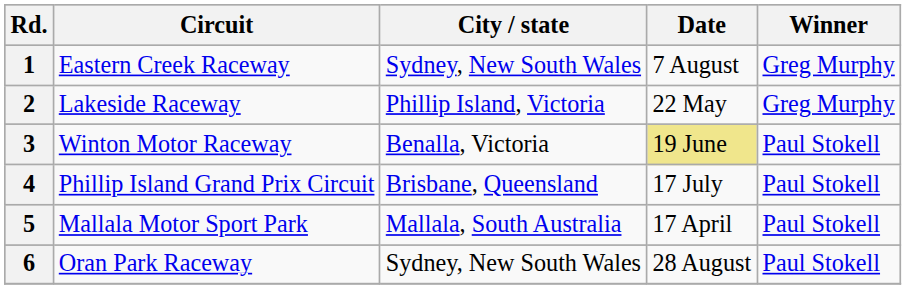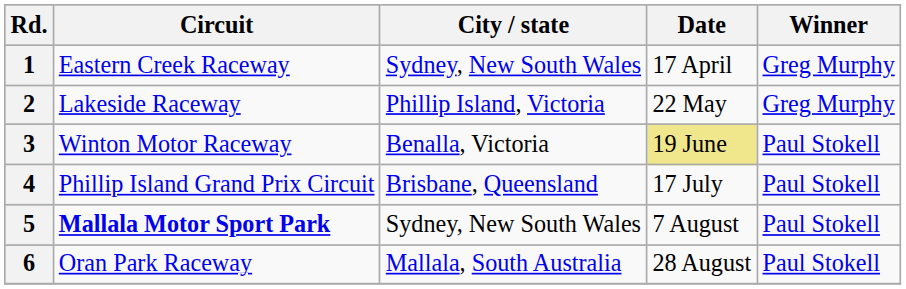(696, 64) 7 August -> (692, 64) 17 April
(183, 224) normal -> (195, 224) bold
(504, 224) Mallala, South Australia -> (513, 224) Sydney, New South Wales
(692, 224) 17 April -> (696, 224) 7 August
(513, 264) Sydney, New South Wales -> (504, 264) Mallala, South Australia
